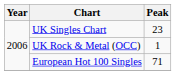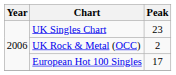(158, 45) 1 -> (158, 45) 2
(158, 62) 71 -> (158, 62) 17
